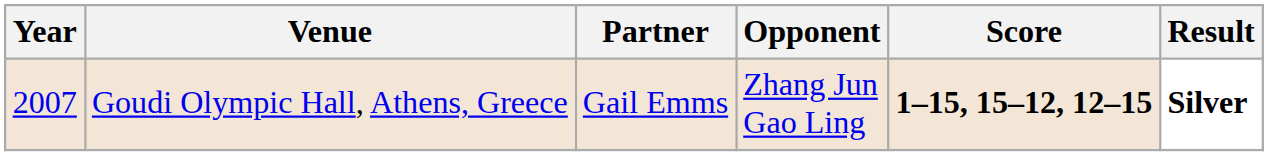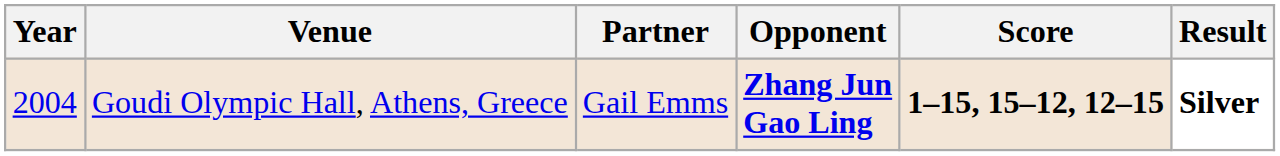(45, 103) 2007 -> (45, 103) 2004
(811, 103) normal -> (818, 103) bold
